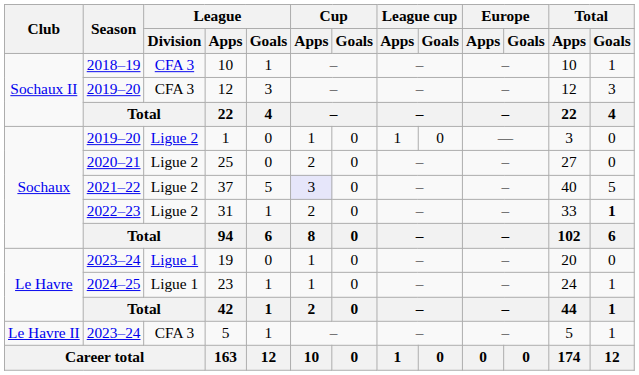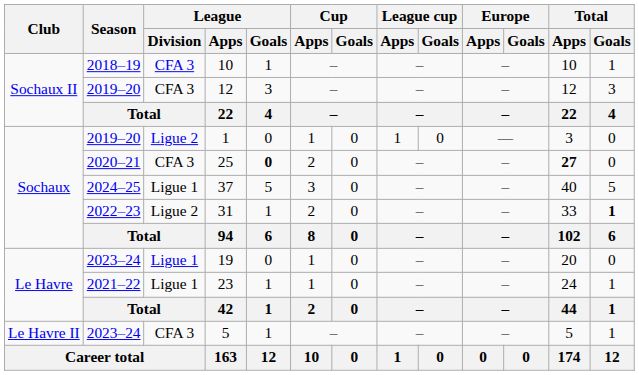(174, 162) Ligue 2 -> (174, 162) CFA 3
(268, 162) normal -> (268, 162) bold
(569, 162) normal -> (569, 162) bold
(114, 187) 2021–22 -> (114, 187) 2024–25
(174, 187) Ligue 2 -> (174, 187) Ligue 1
(311, 187) lavender background -> (311, 187) no background
(114, 284) 2024–25 -> (114, 284) 2021–22
